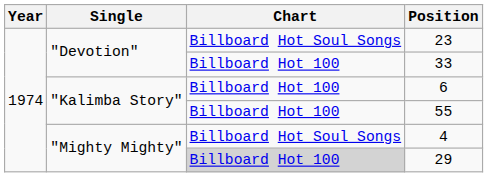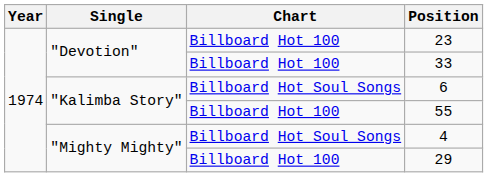(295, 40) Billboard Hot Soul Songs -> (265, 40) Billboard Hot 100
(265, 88) Billboard Hot 100 -> (295, 88) Billboard Hot Soul Songs
(265, 160) lightgrey background -> (265, 160) no background
